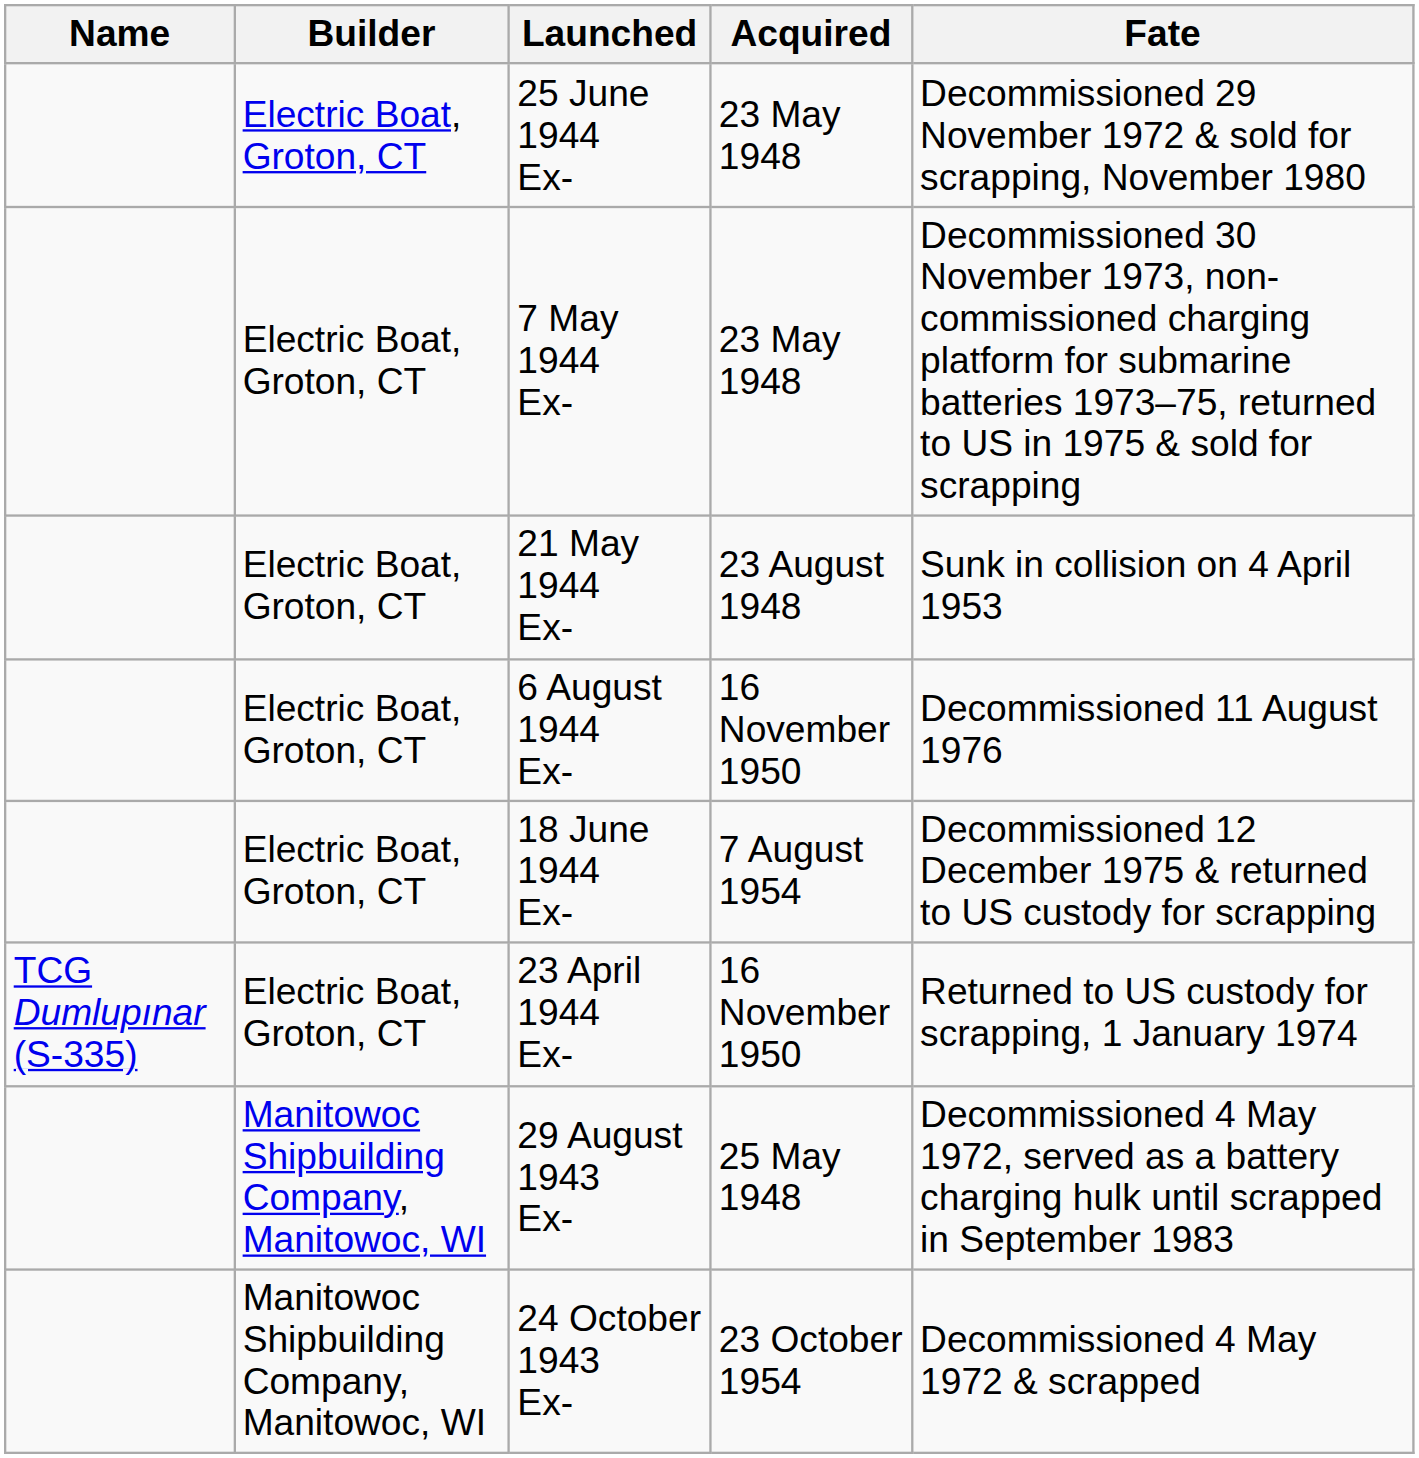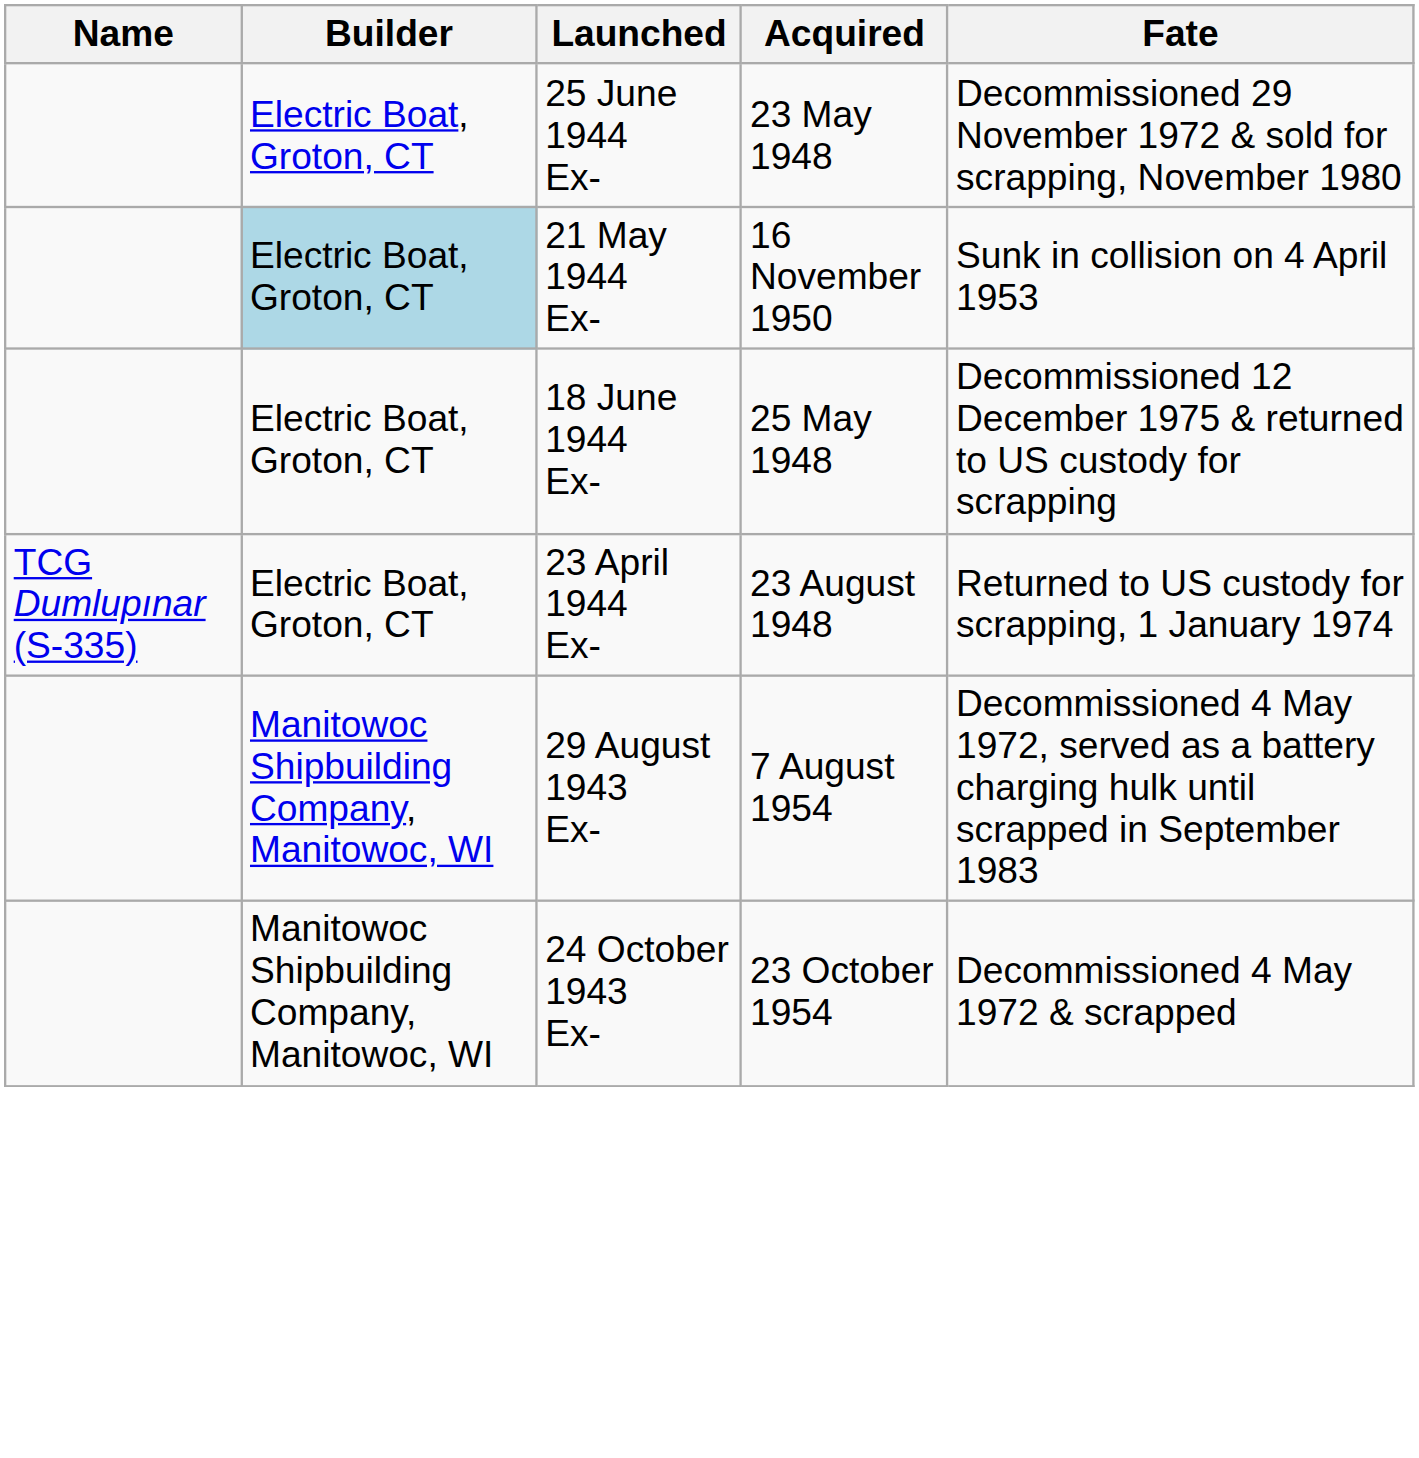- row: (568, 360)
(352, 586) no background -> (359, 276) lightblue background
(801, 586) 23 August 1948 -> (836, 276) 16 November 1950
- row: (590, 728)
(791, 871) 7 August 1954 -> (811, 440) 25 May 1948
(804, 1013) 16 November 1950 -> (833, 603) 23 August 1948
(780, 1176) 25 May 1948 -> (822, 787) 7 August 1954
